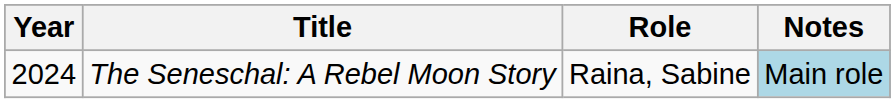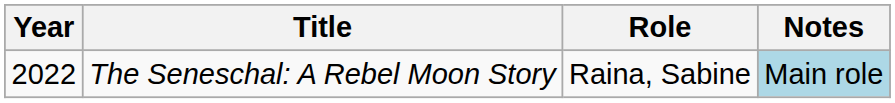(44, 73) 2024 -> (44, 73) 2022
